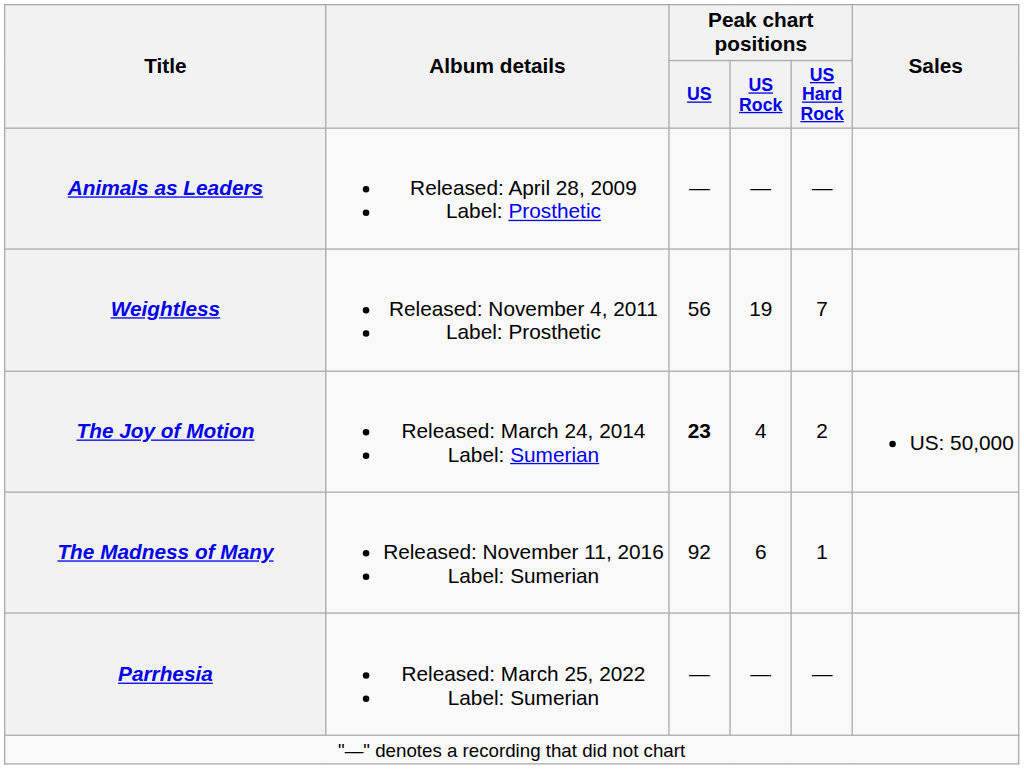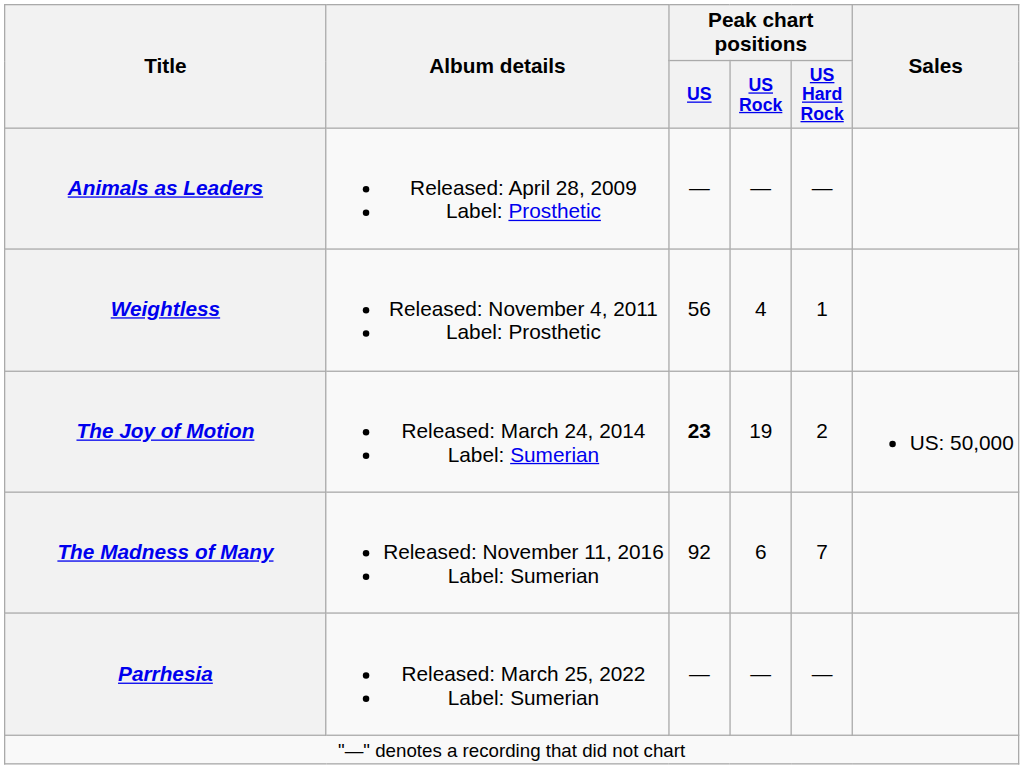(761, 309) 19 -> (761, 309) 4
(822, 309) 7 -> (822, 309) 1
(761, 431) 4 -> (761, 431) 19
(822, 552) 1 -> (822, 552) 7
